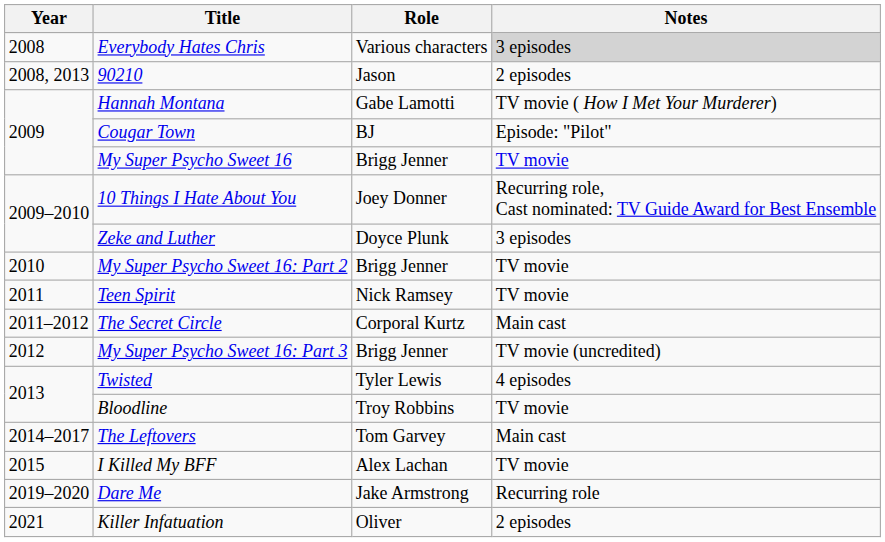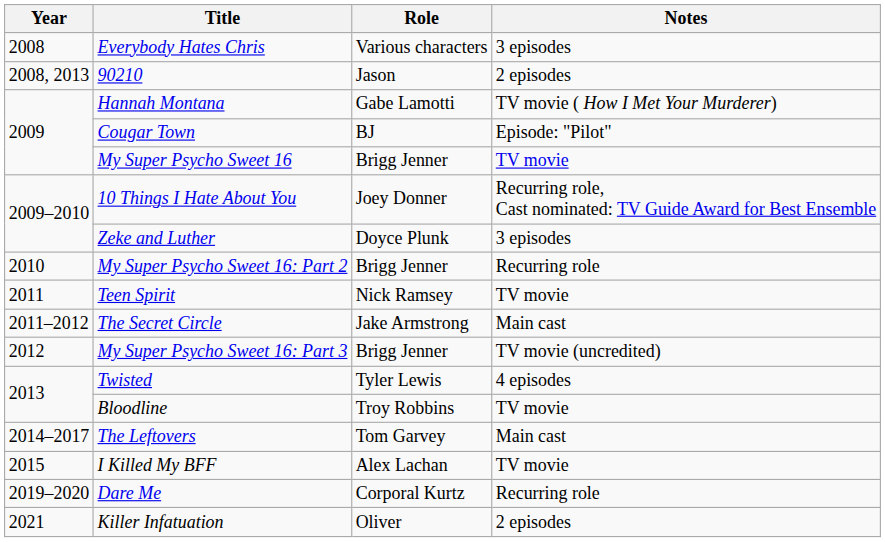(533, 47) lightgrey background -> (533, 47) no background
(532, 266) TV movie -> (548, 266) Recurring role
(410, 323) Corporal Kurtz -> (412, 323) Jake Armstrong
(412, 493) Jake Armstrong -> (410, 493) Corporal Kurtz
